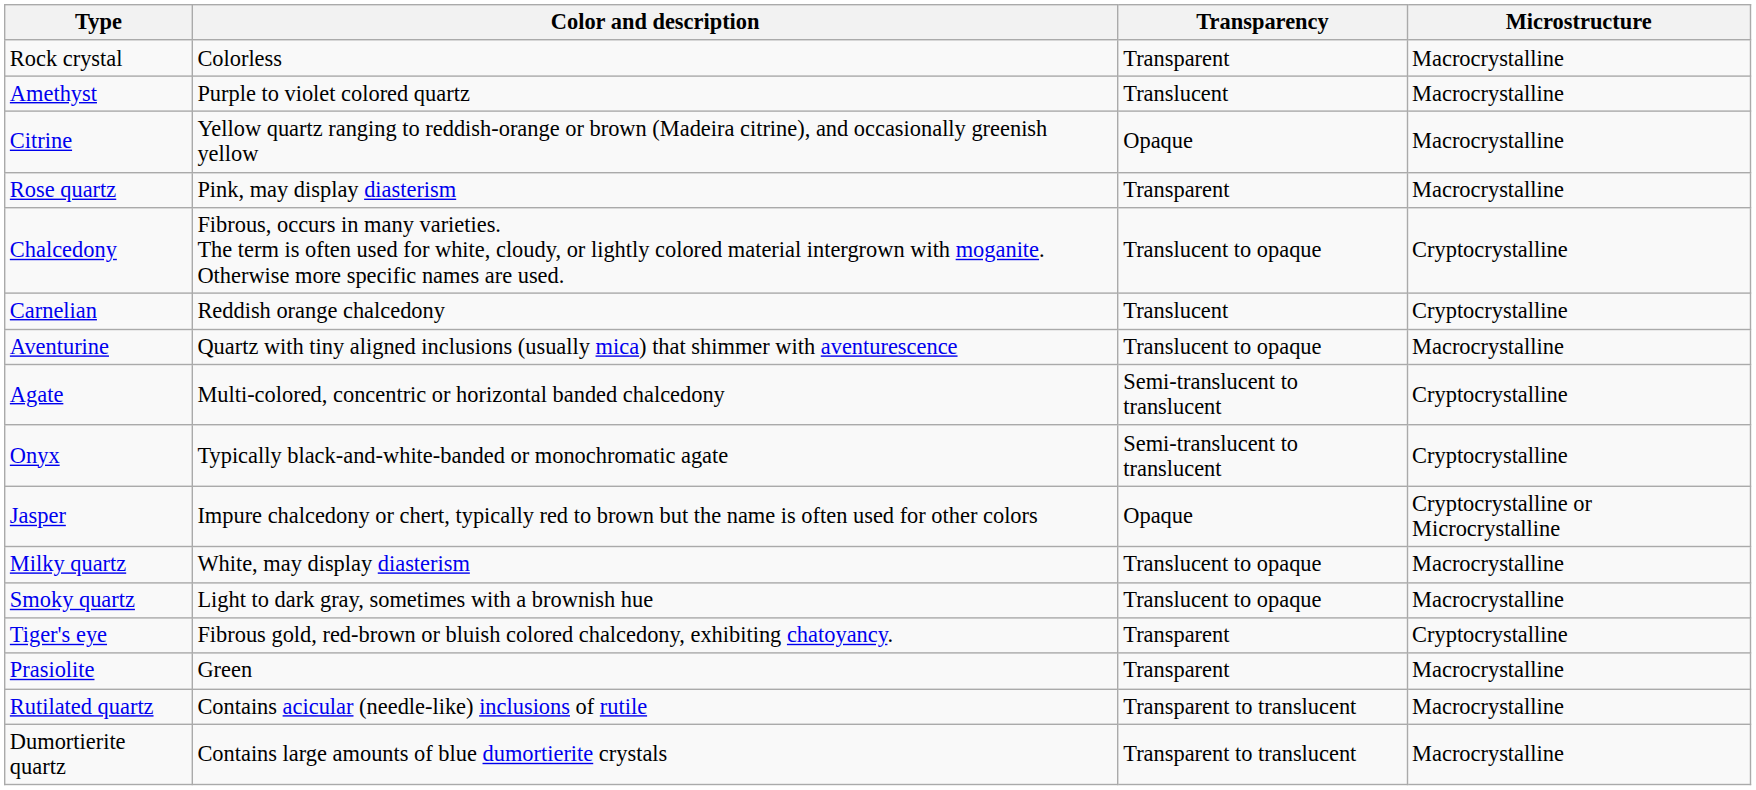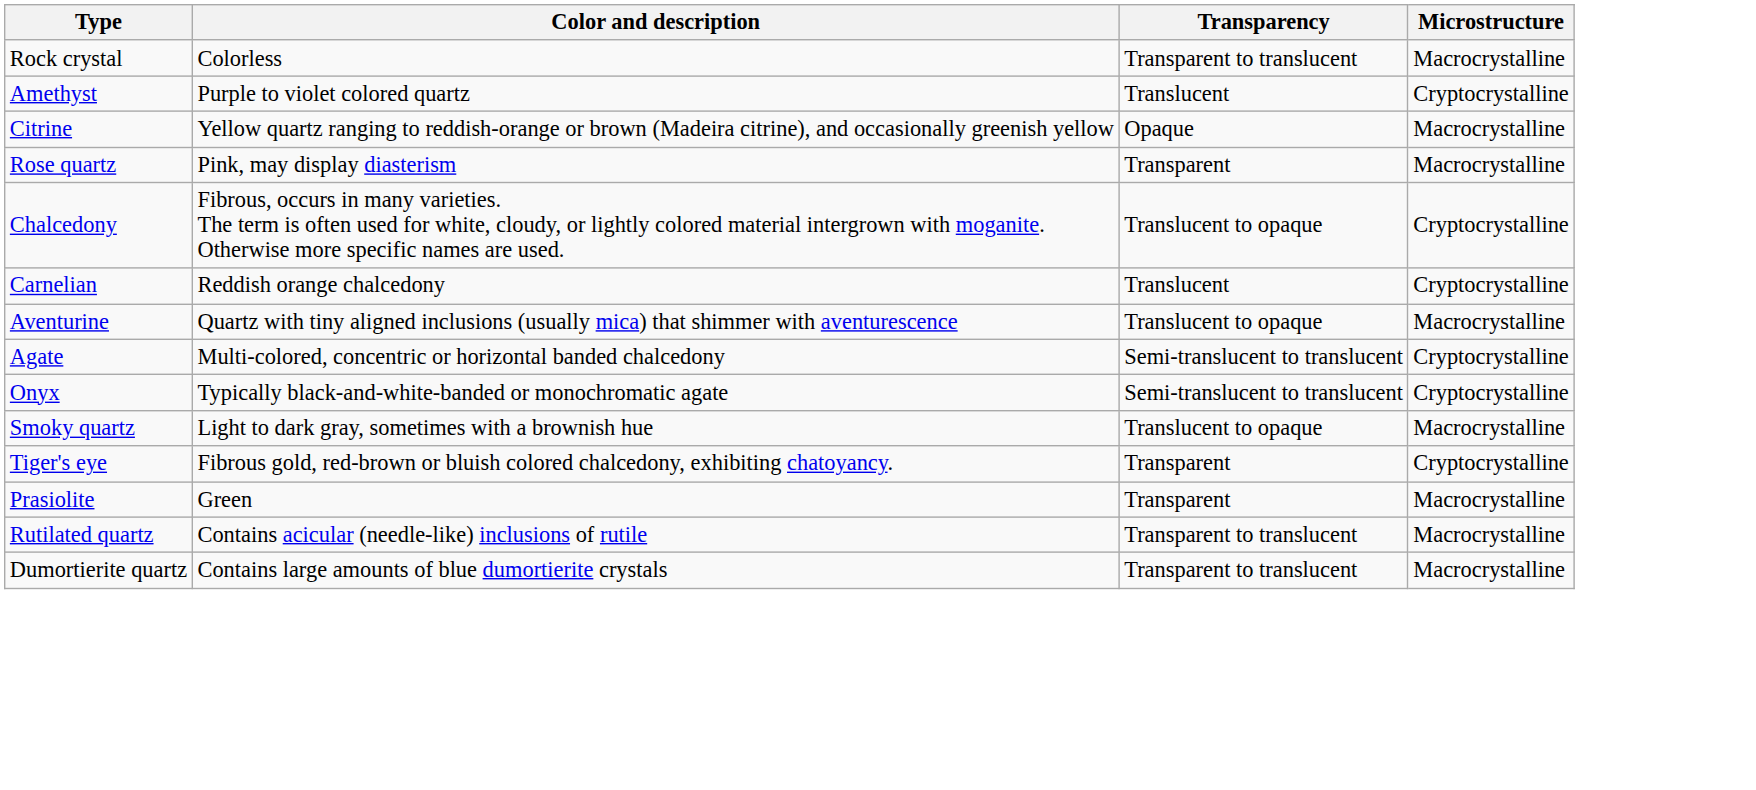(1176, 57) Transparent -> (1241, 57) Transparent to translucent
(1488, 93) Macrocrystalline -> (1491, 93) Cryptocrystalline
- row: (38, 516)
- row: (68, 564)
